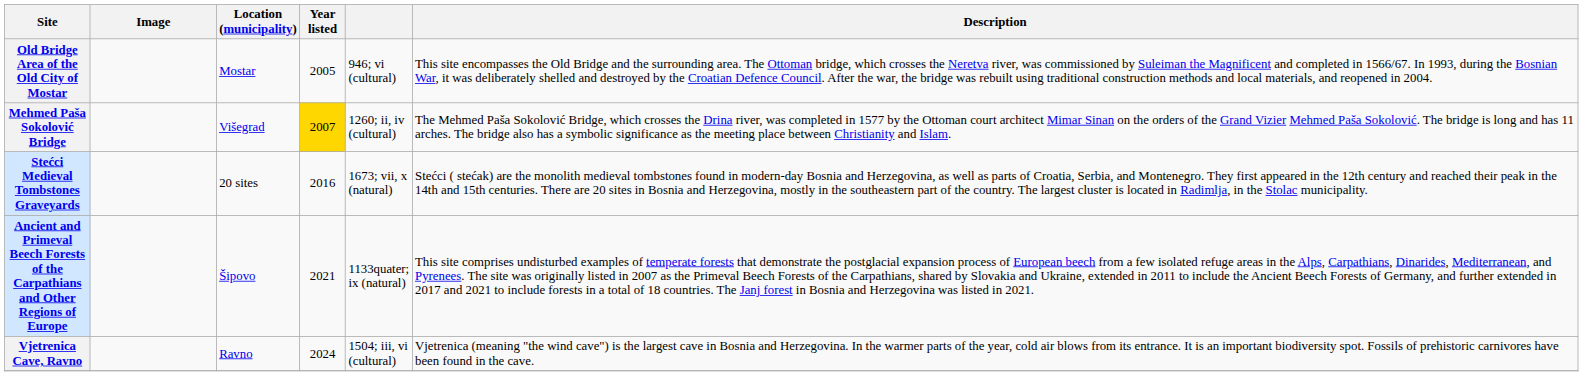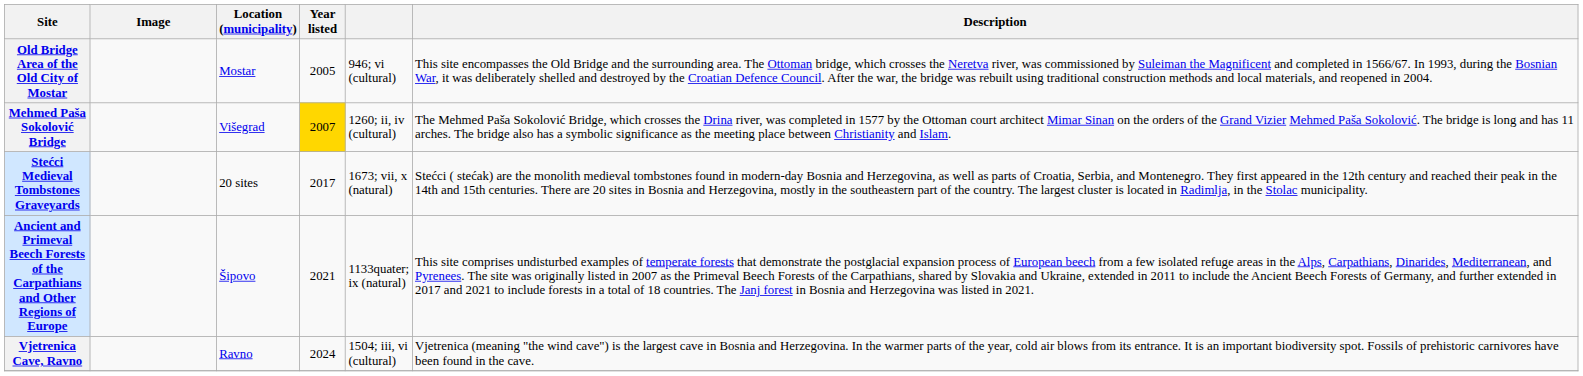(323, 183) 2016 -> (323, 183) 2017
